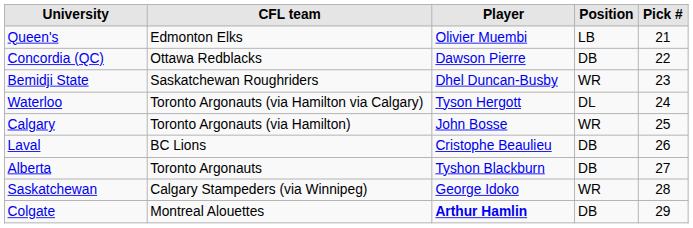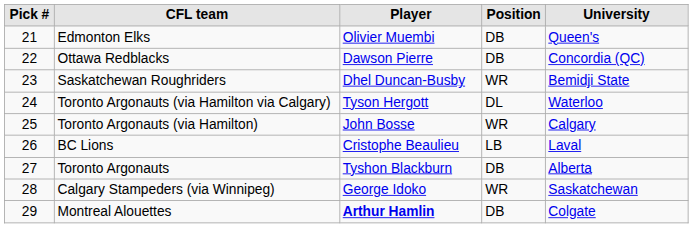columns swapped: (663, 15) <-> (76, 15)
(586, 37) LB -> (495, 37) DB
(588, 146) DB -> (494, 146) LB
